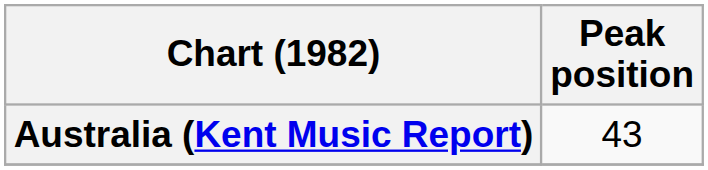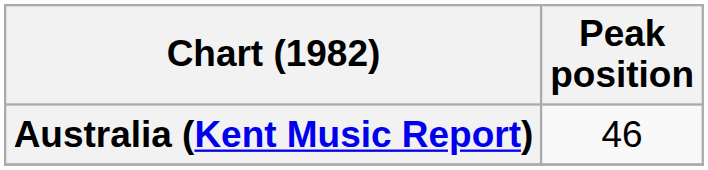(622, 134) 43 -> (622, 134) 46
